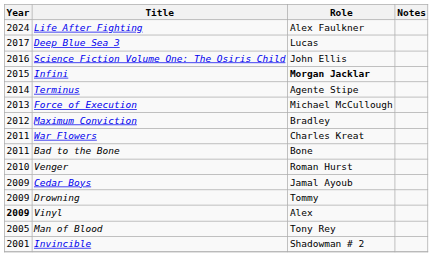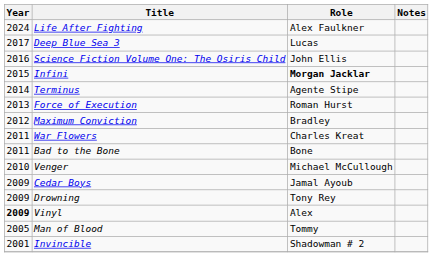(341, 105) Michael McCullough -> (321, 105) Roman Hurst
(321, 167) Roman Hurst -> (341, 167) Michael McCullough
(304, 198) Tommy -> (313, 198) Tony Rey
(313, 229) Tony Rey -> (304, 229) Tommy
